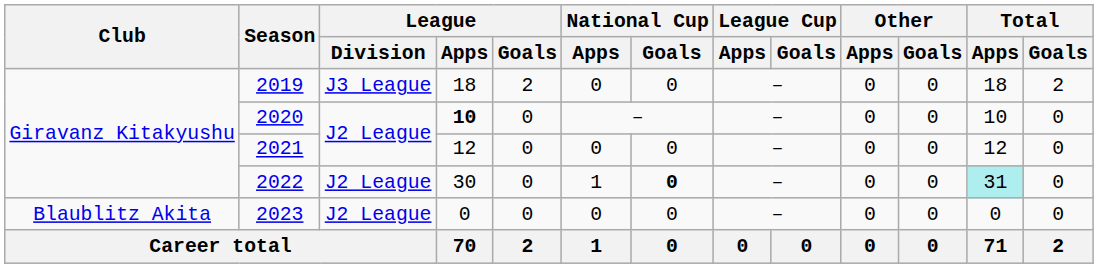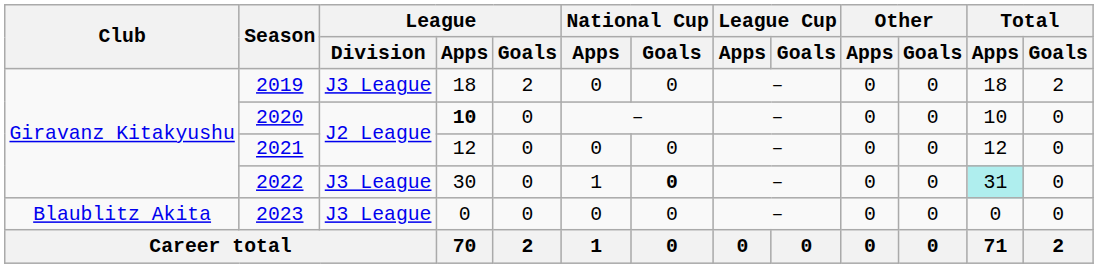(378, 182) J2 League -> (378, 182) J3 League
(378, 214) J2 League -> (378, 214) J3 League
